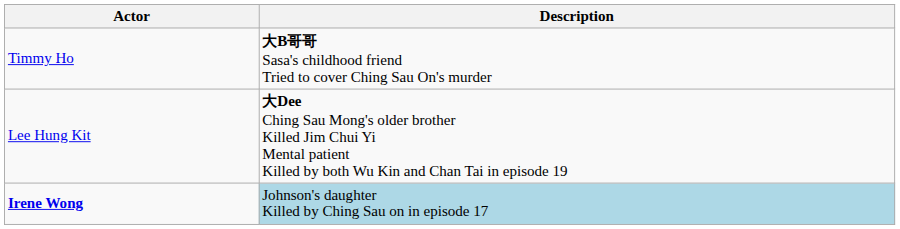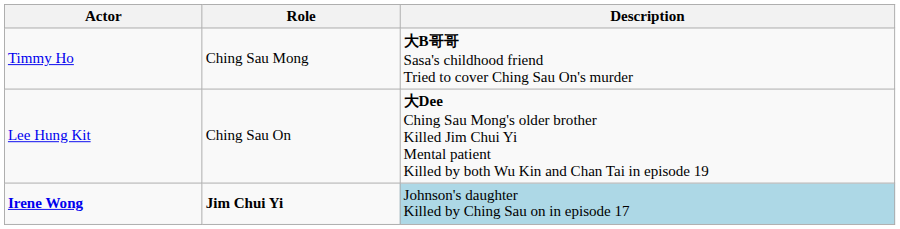+ column: (301, 16)
